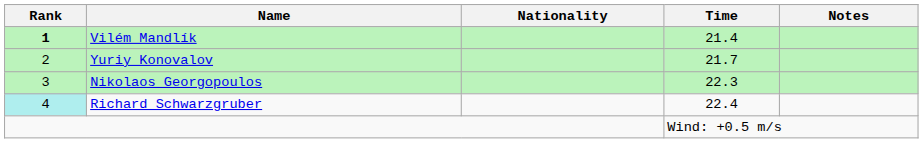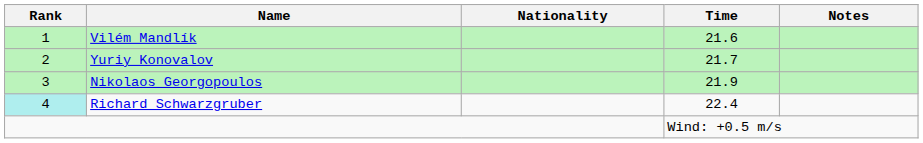(46, 38) bold -> (46, 38) normal
(722, 38) 21.4 -> (722, 38) 21.6
(722, 82) 22.3 -> (722, 82) 21.9
